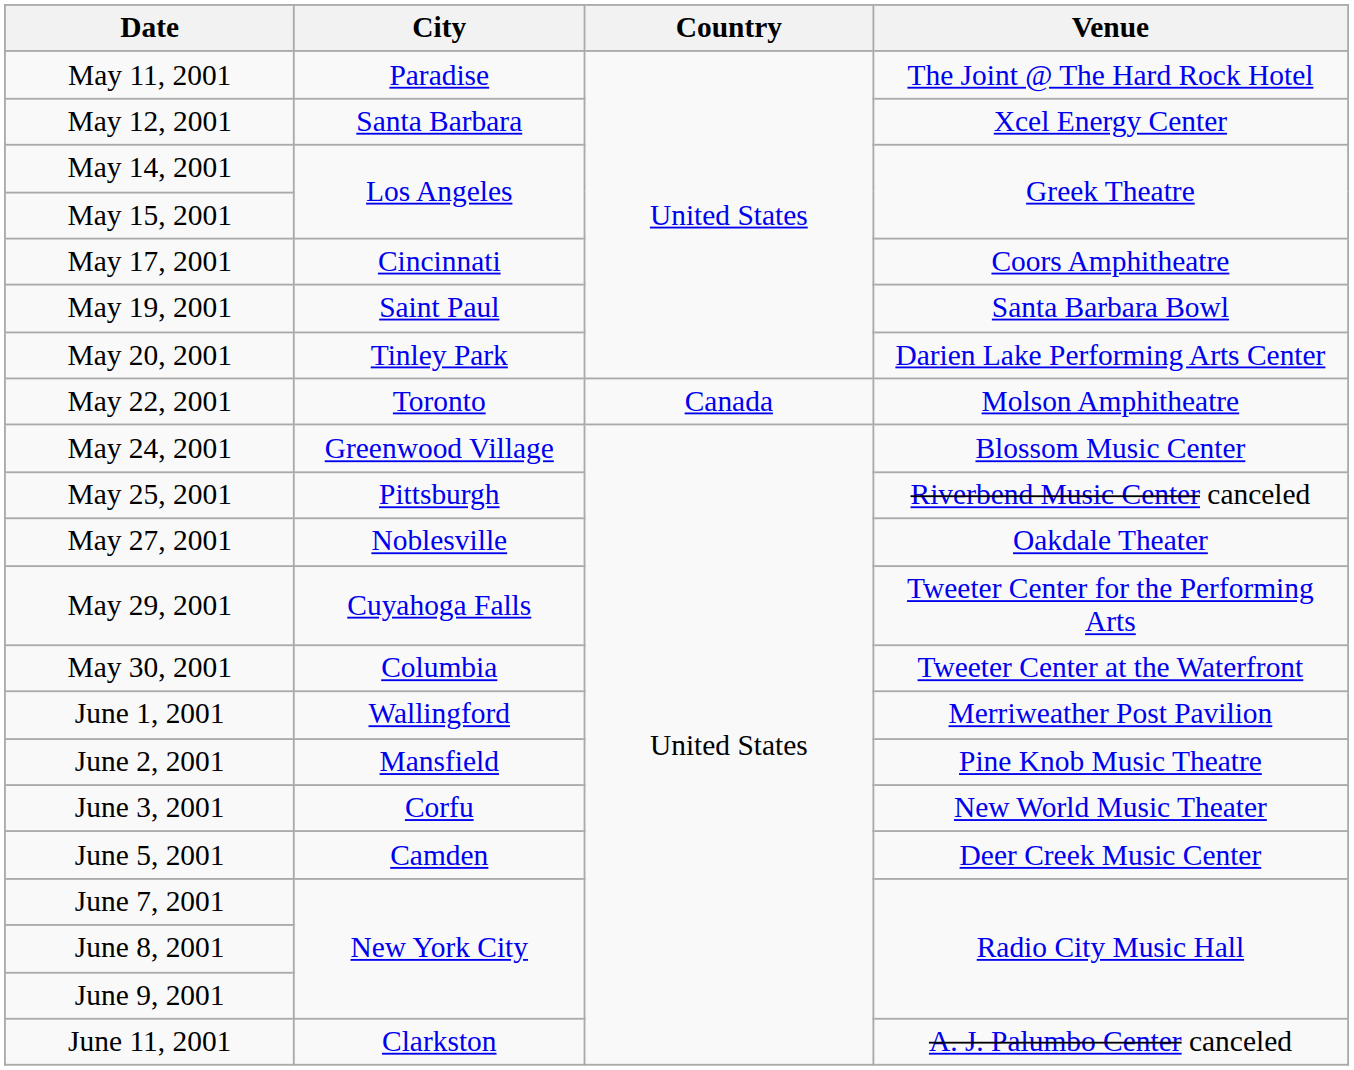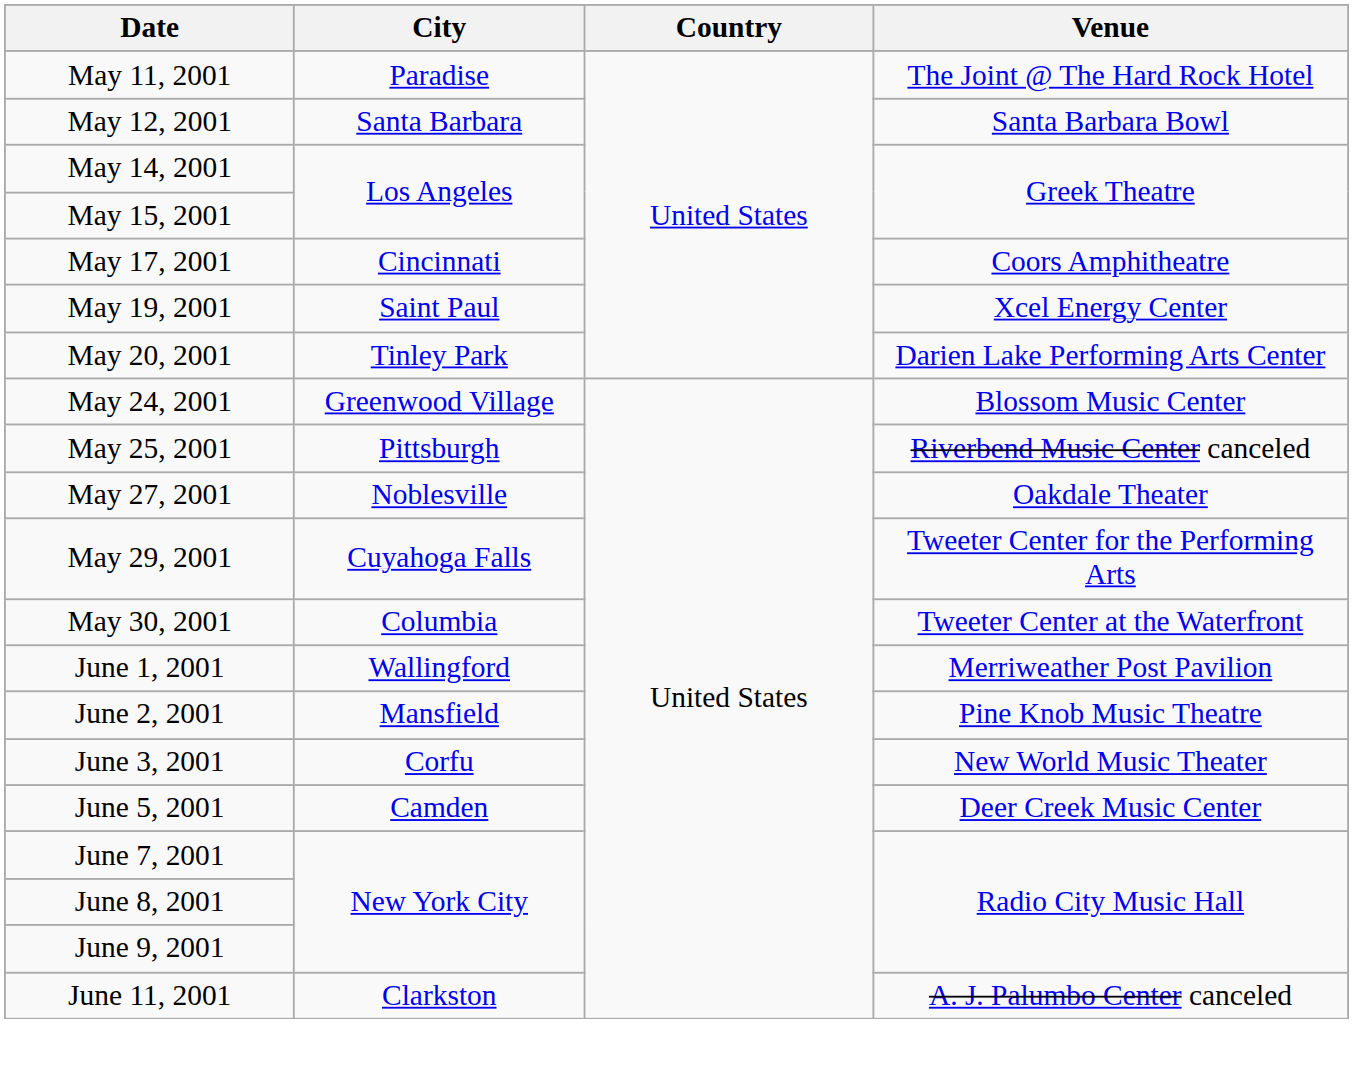(1110, 121) Xcel Energy Center -> (1110, 121) Santa Barbara Bowl
(1110, 307) Santa Barbara Bowl -> (1110, 307) Xcel Energy Center
- row: (150, 401)
